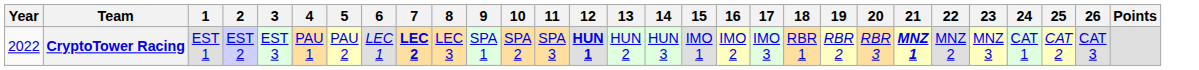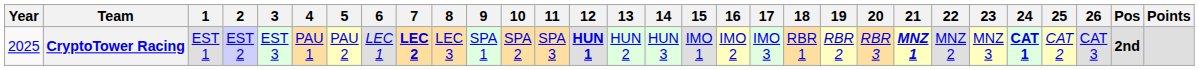+ column: (1127, 15)
(24, 46) 2022 -> (24, 46) 2025
(1024, 46) normal -> (1025, 46) bold
